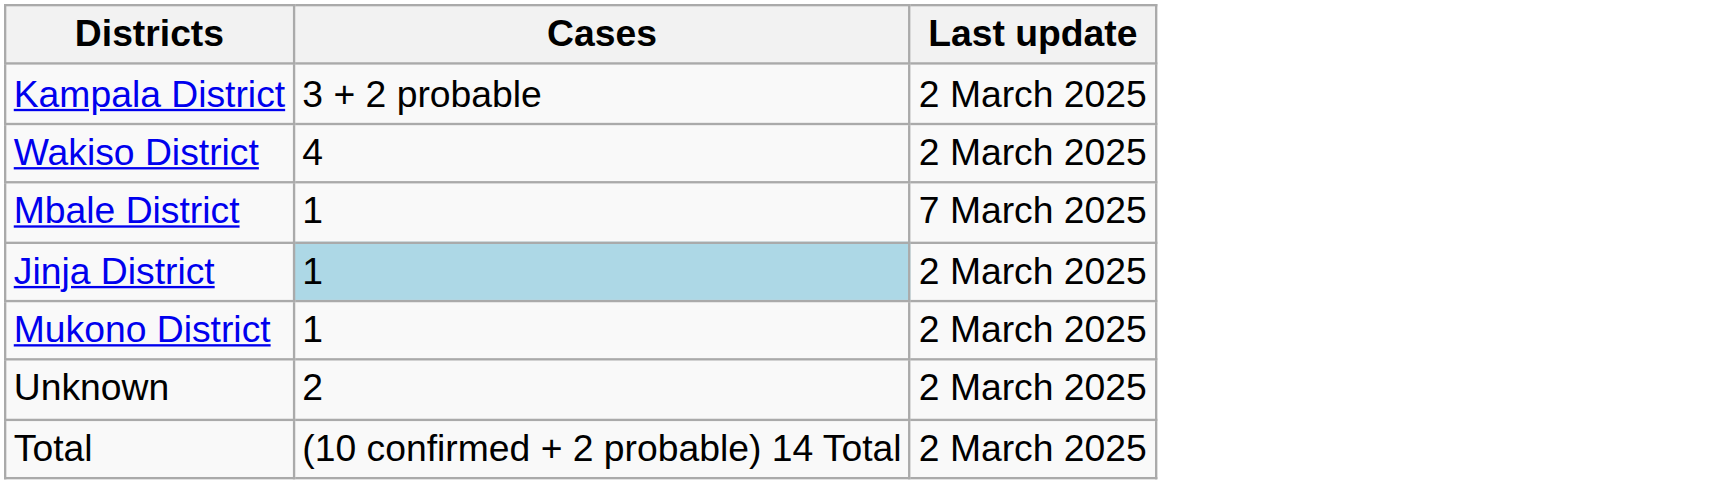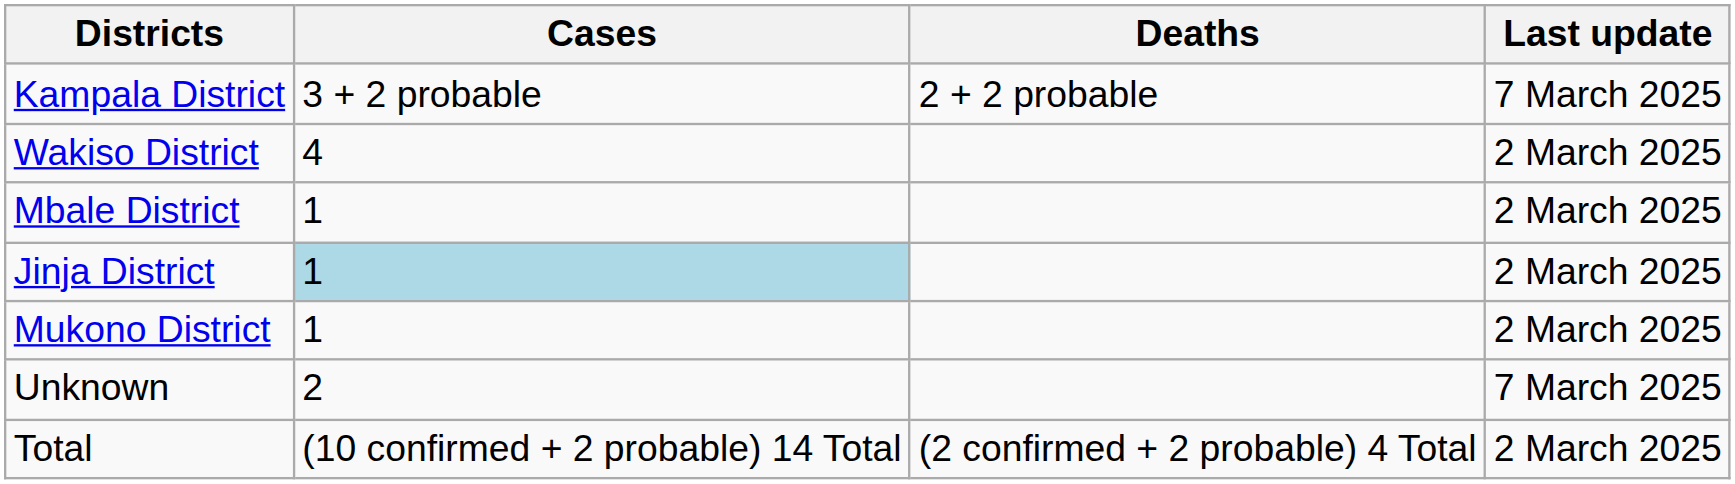+ column: (1198, 34)
(1033, 93) 2 March 2025 -> (1608, 93) 7 March 2025
(1033, 211) 7 March 2025 -> (1608, 211) 2 March 2025
(1033, 388) 2 March 2025 -> (1608, 388) 7 March 2025
